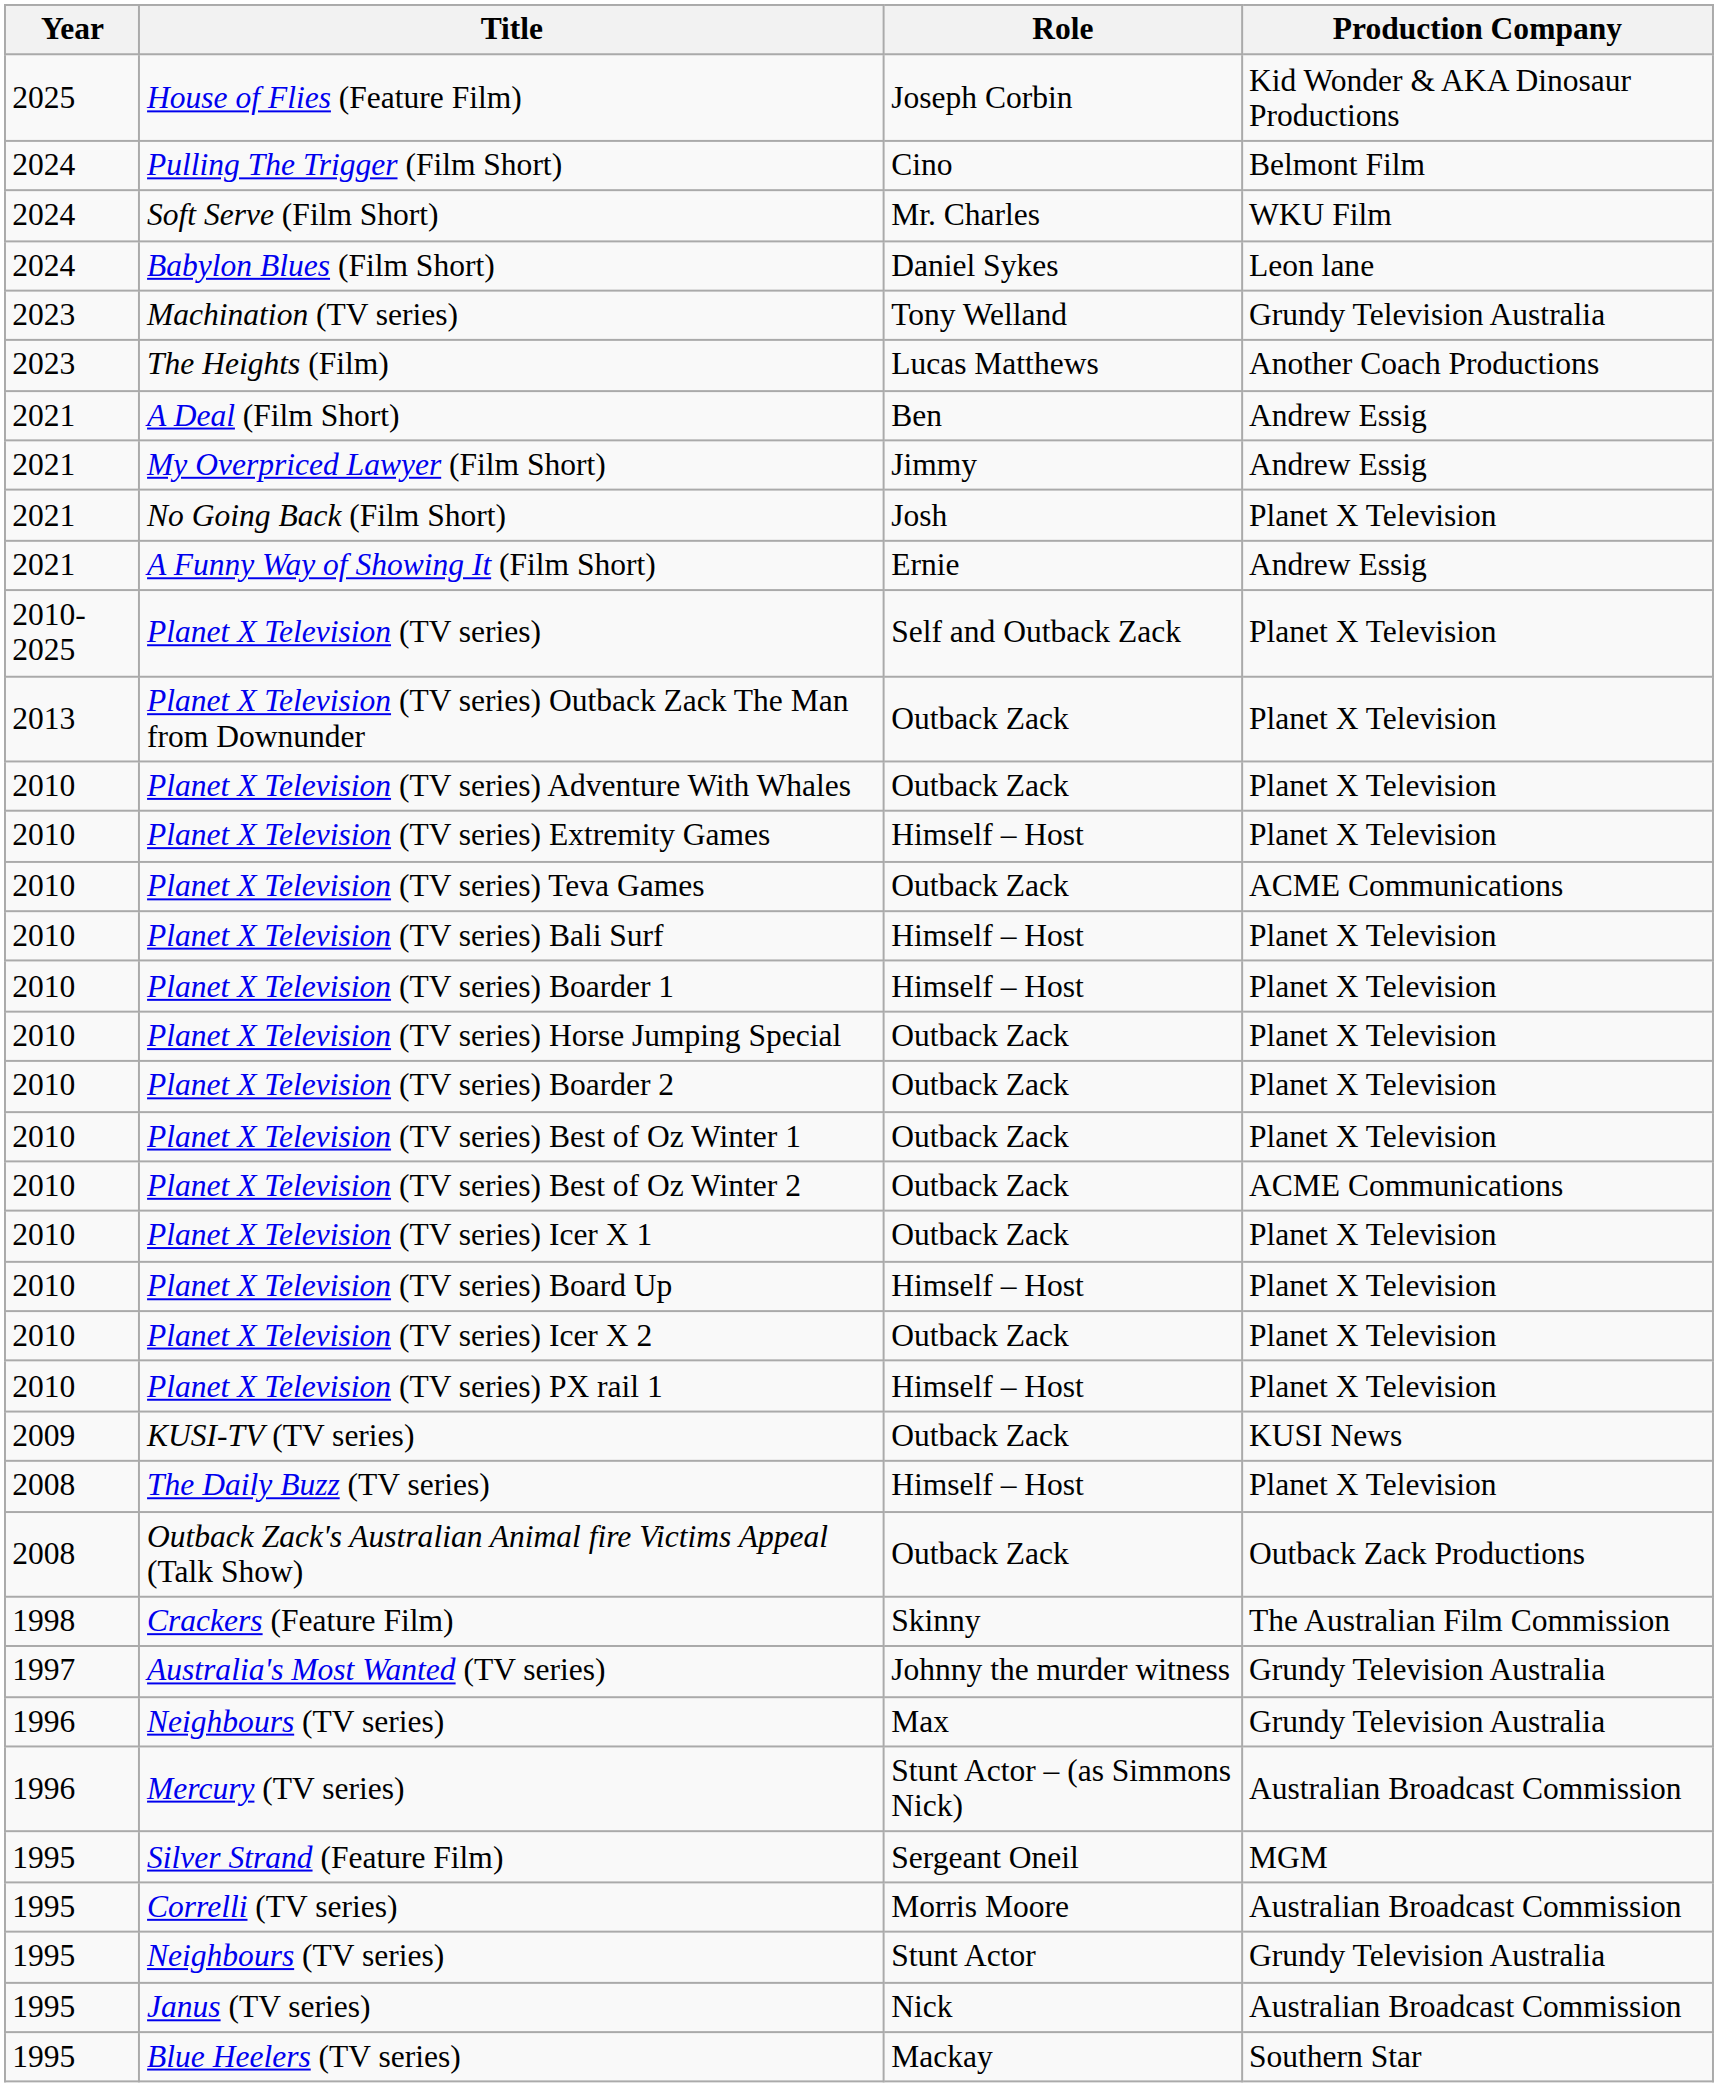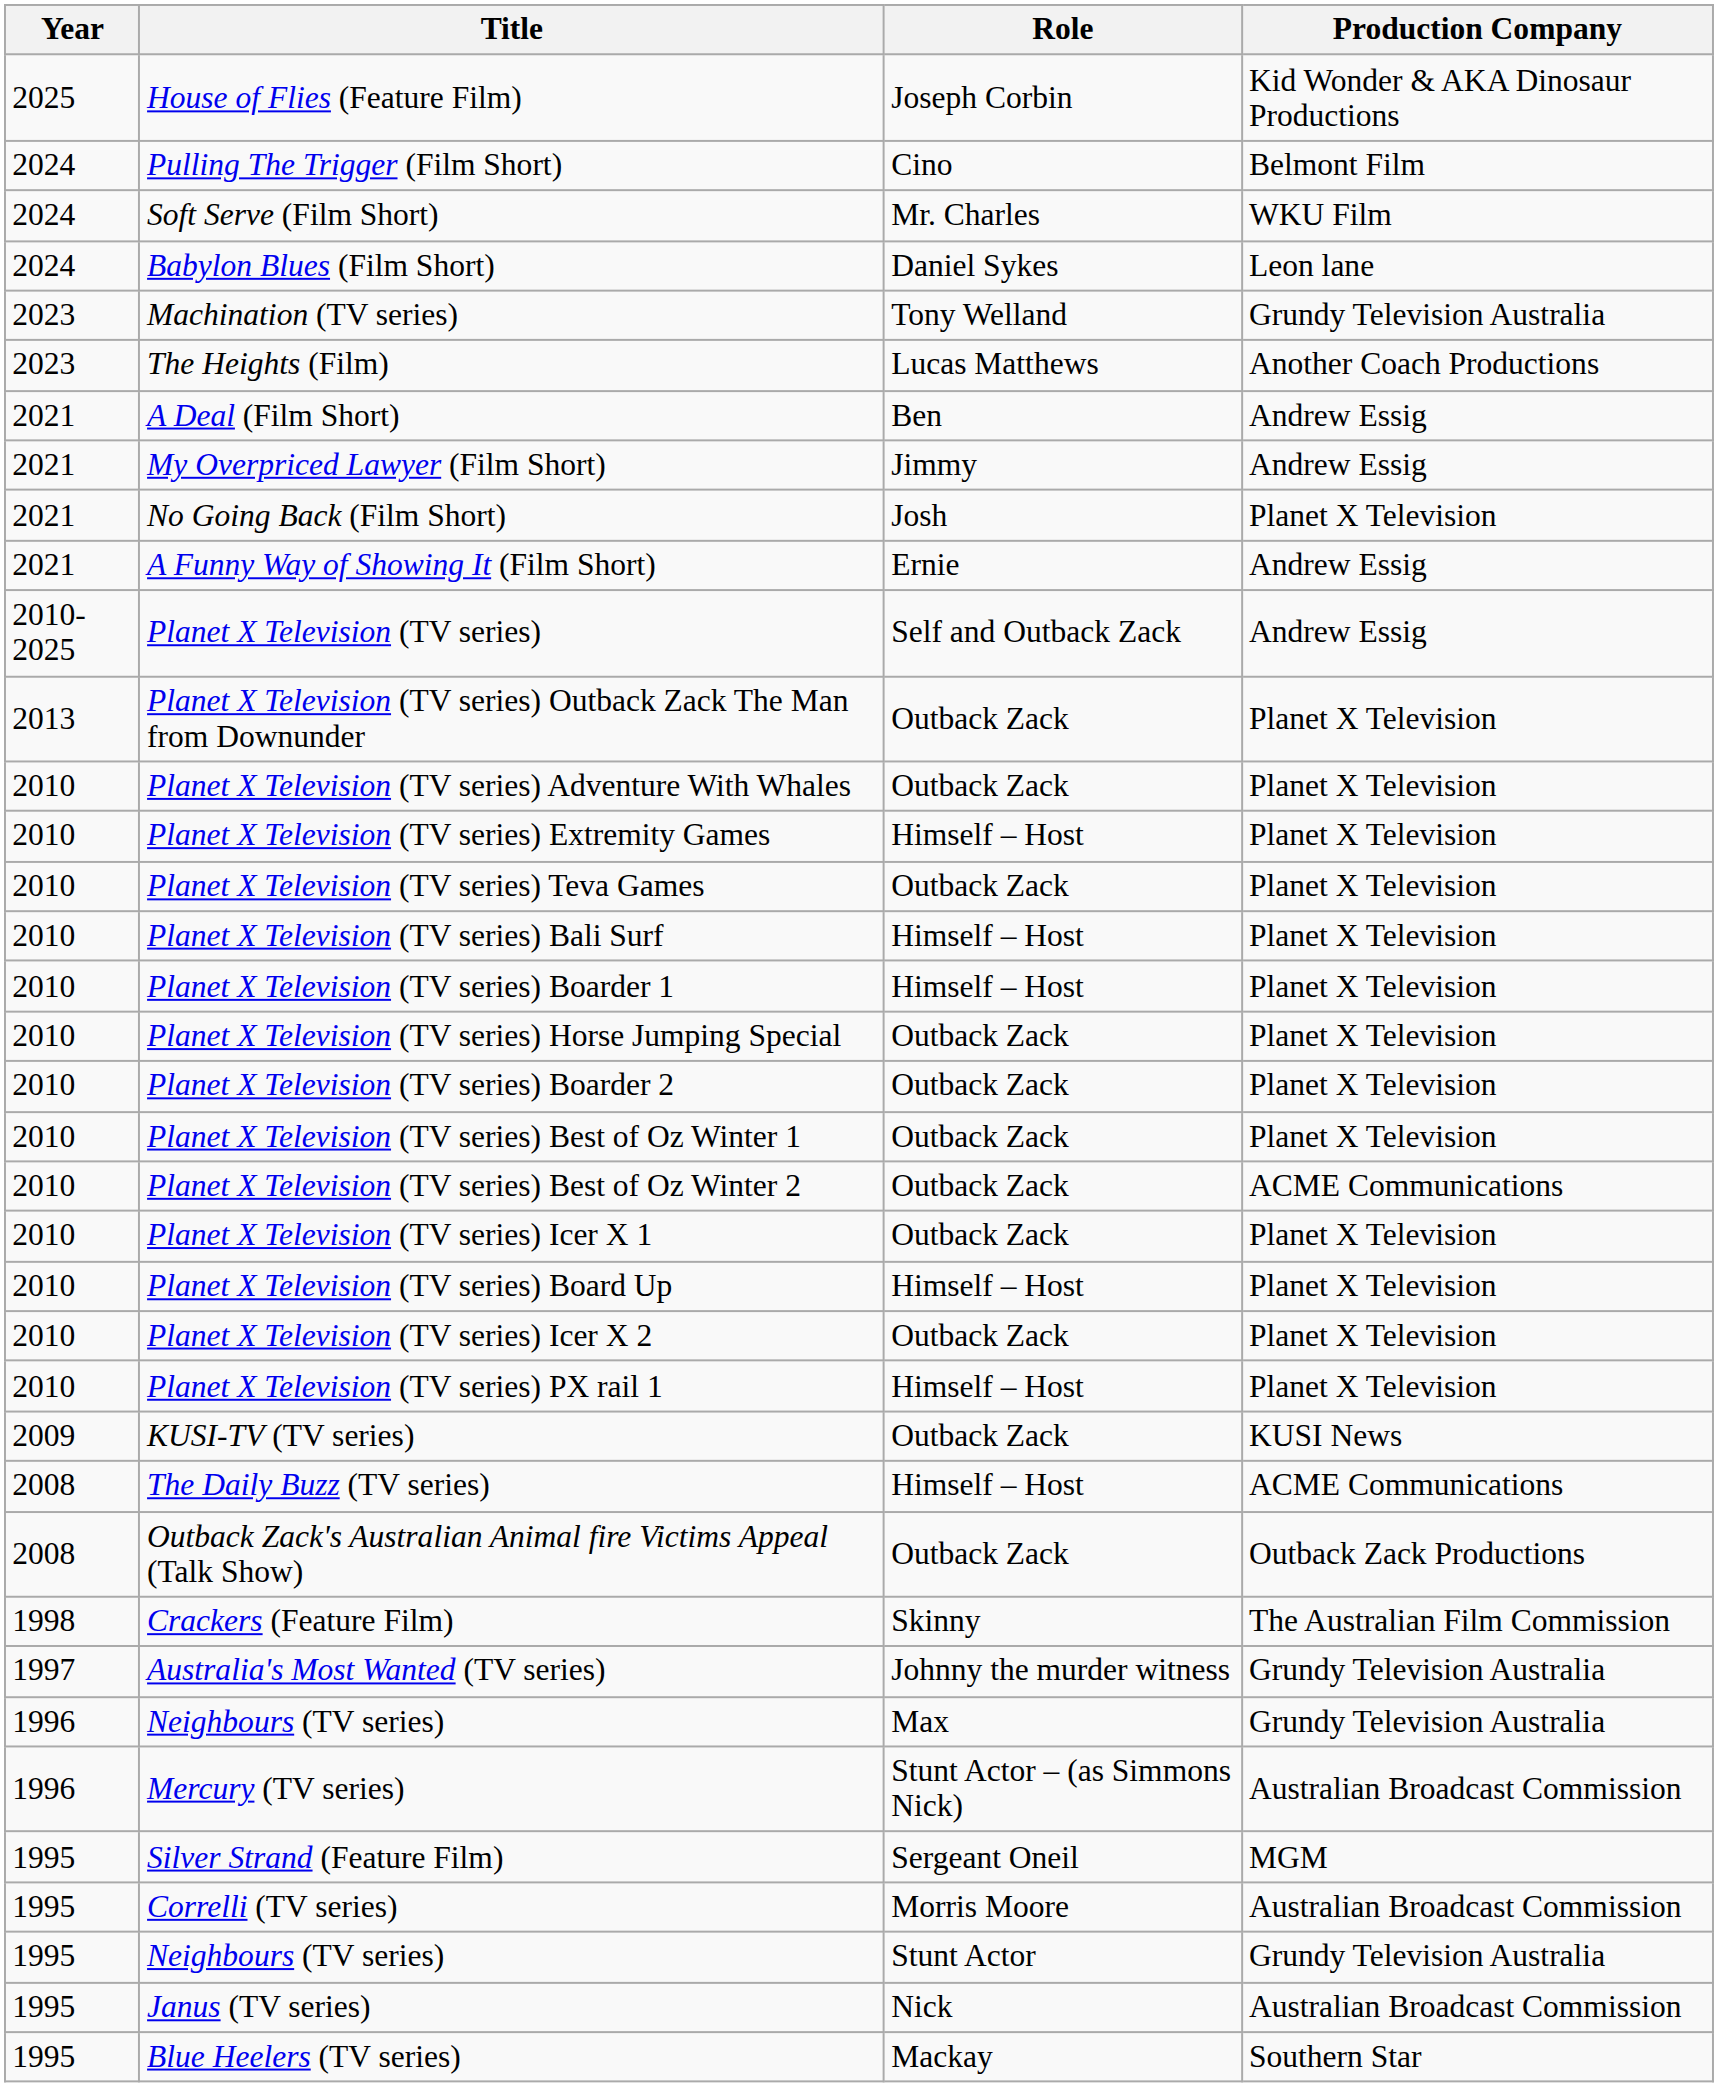(1373, 632) Planet X Television -> (1338, 632) Andrew Essig
(1406, 885) ACME Communications -> (1373, 885) Planet X Television
(1373, 1485) Planet X Television -> (1406, 1485) ACME Communications
